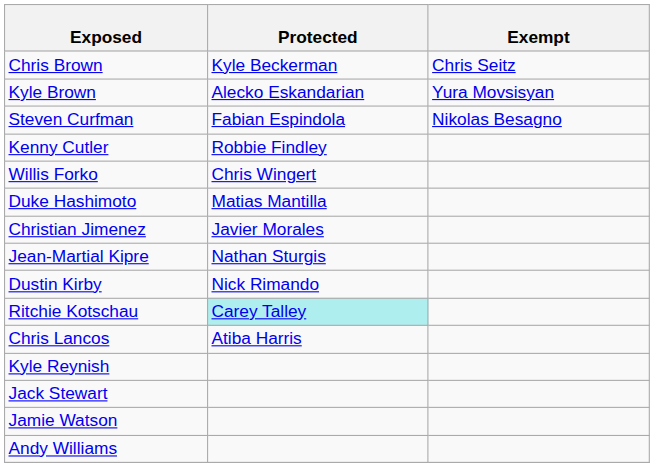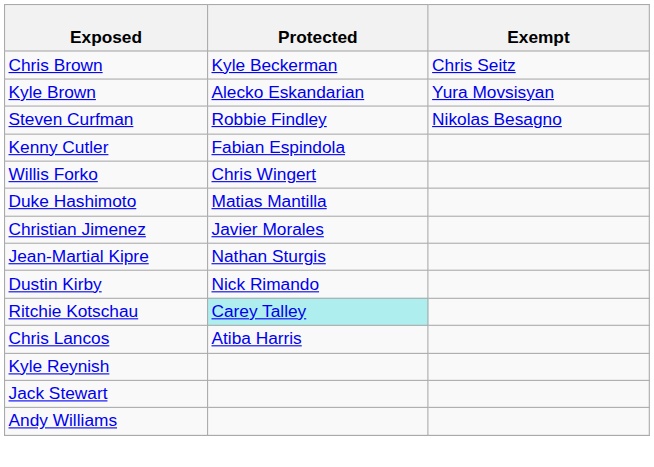(278, 119) Fabian Espindola -> (269, 119) Robbie Findley
(269, 147) Robbie Findley -> (278, 147) Fabian Espindola
- row: (63, 421)
